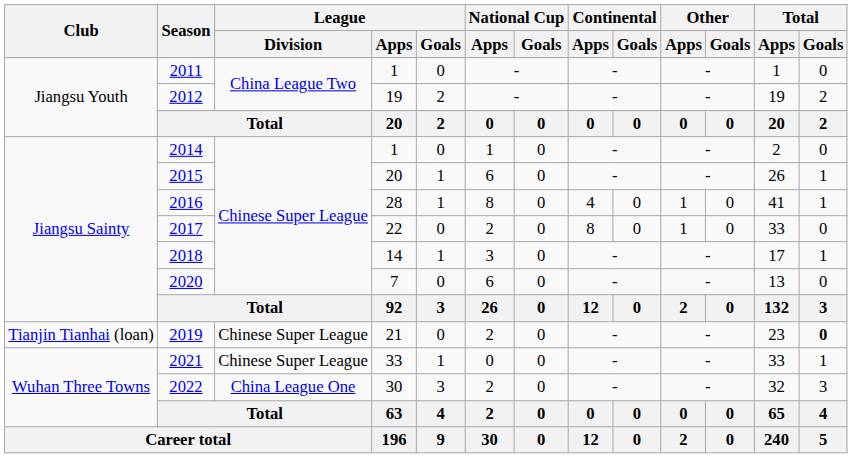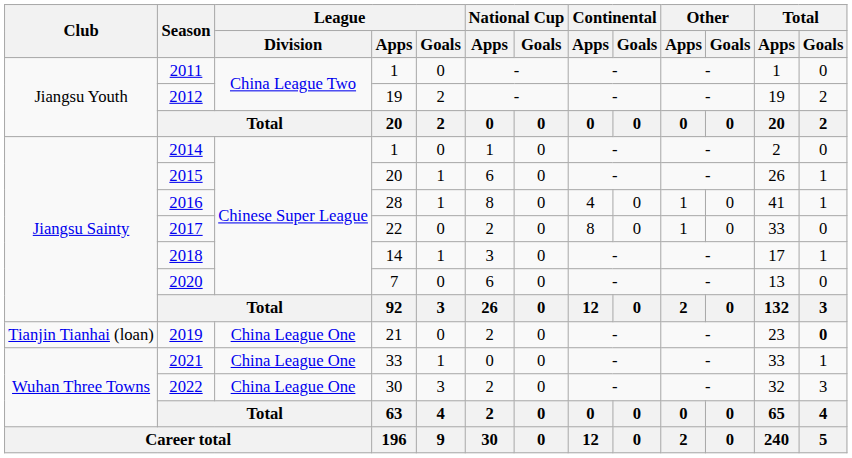(293, 334) Chinese Super League -> (293, 334) China League One
(293, 360) Chinese Super League -> (293, 360) China League One
